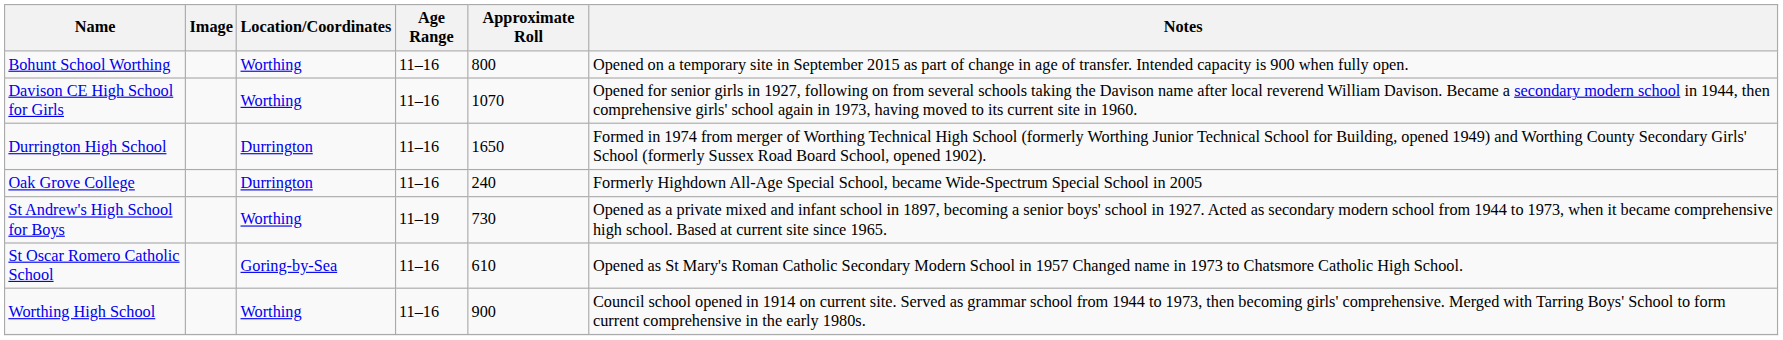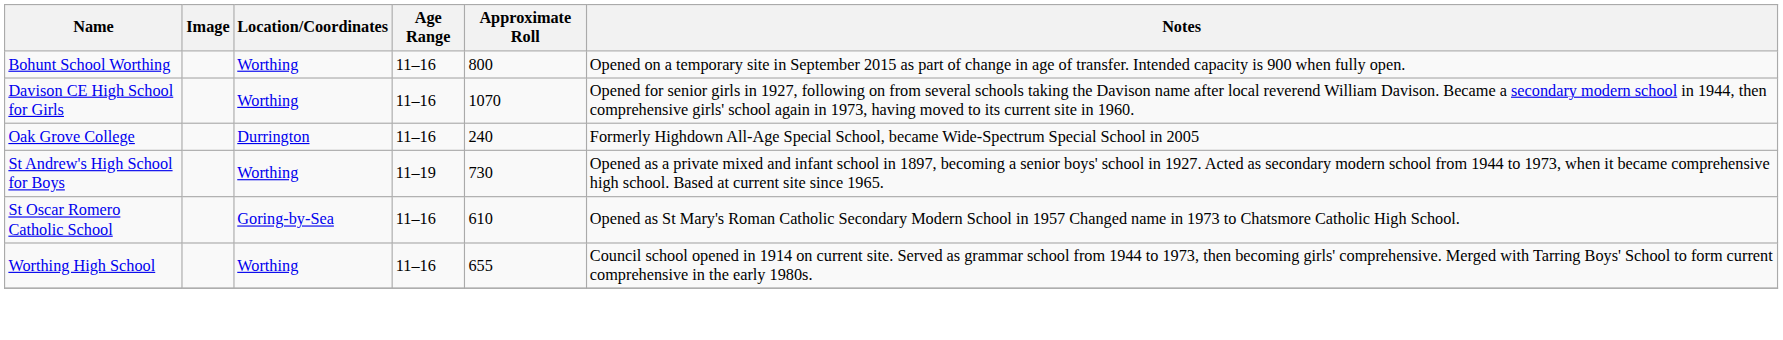- row: (87, 146)
(484, 311) 900 -> (481, 265) 655
